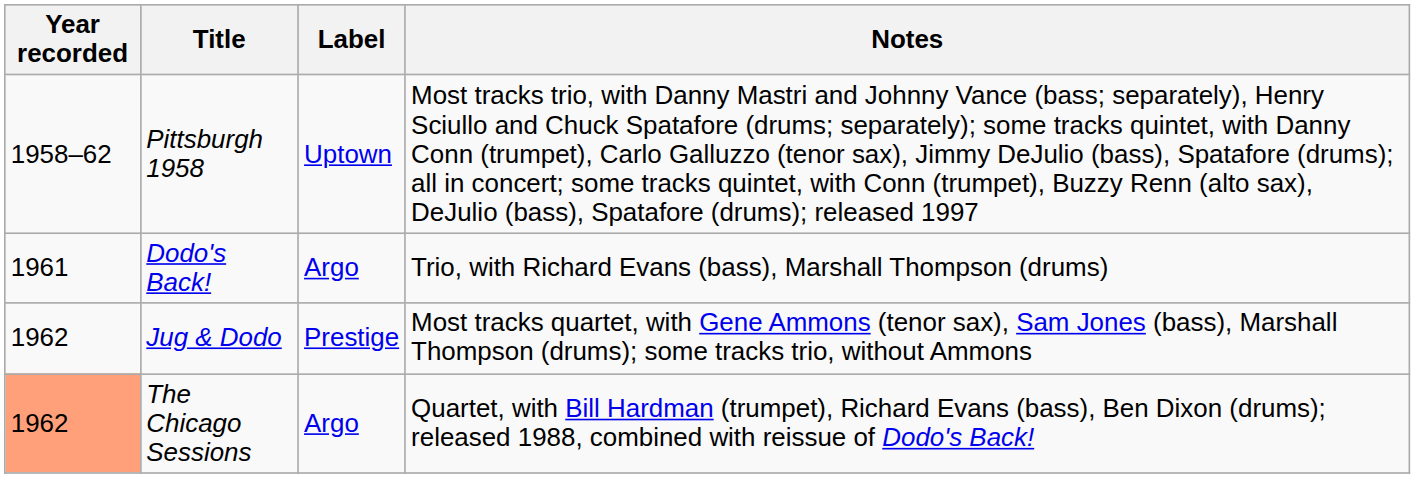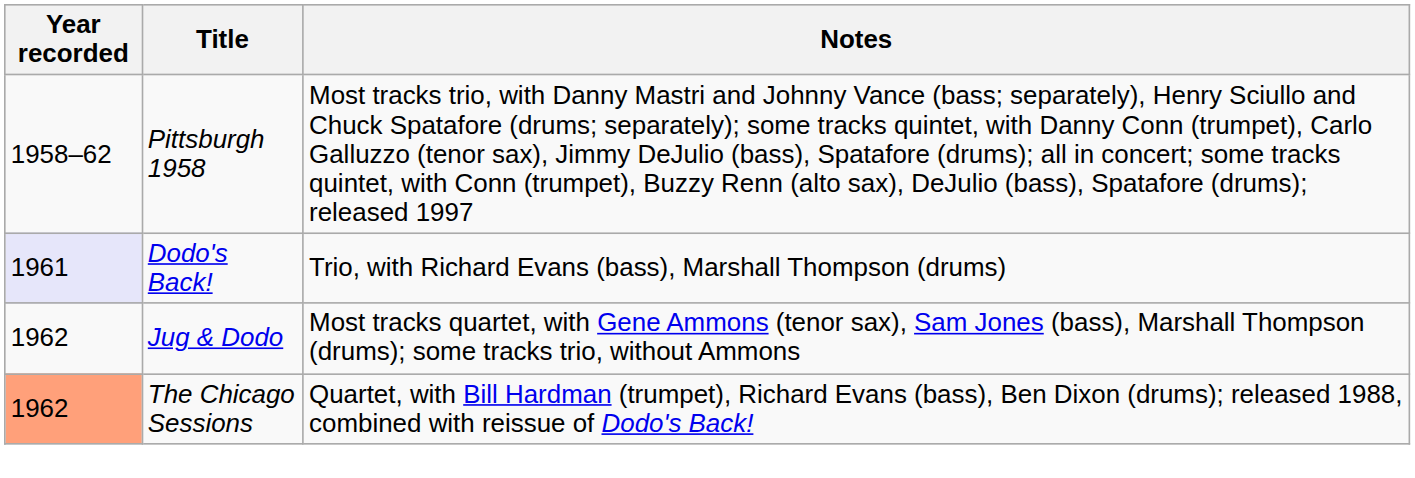- column: (352, 39)
(40, 267) no background -> (40, 267) lavender background
